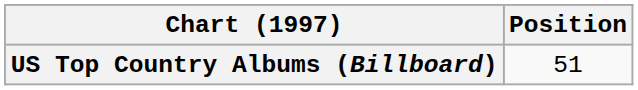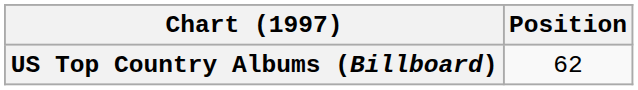(568, 65) 51 -> (568, 65) 62
